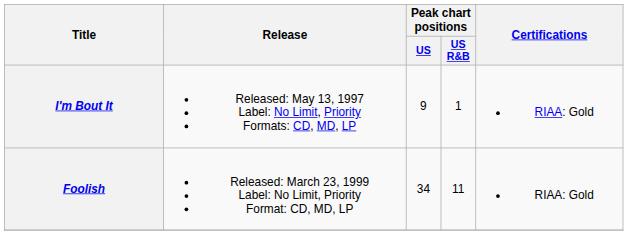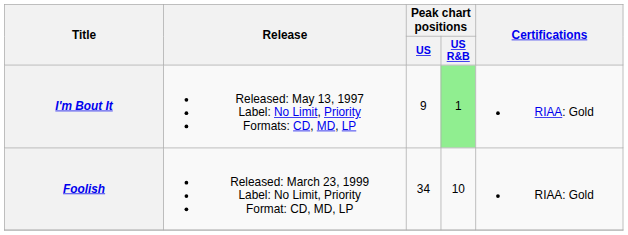(458, 106) no background -> (458, 106) lightgreen background
(458, 188) 11 -> (458, 188) 10
